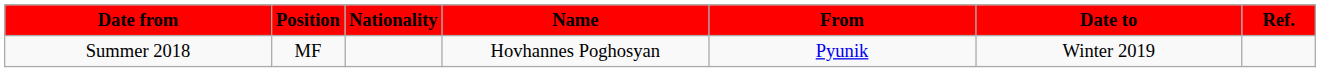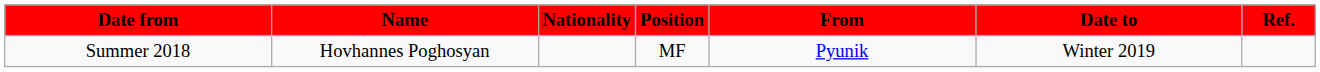columns swapped: (308, 20) <-> (575, 20)
